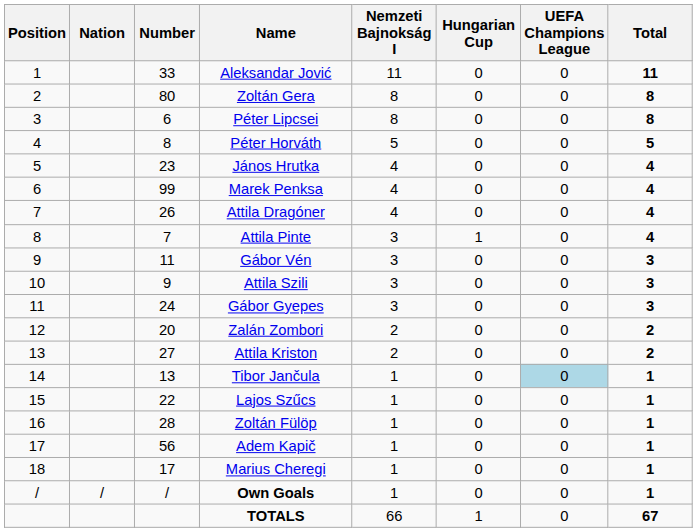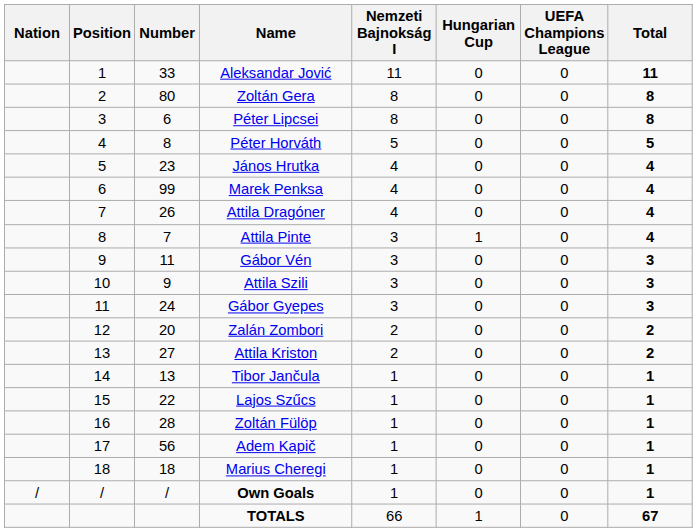columns swapped: (37, 33) <-> (102, 33)
(564, 376) lightblue background -> (564, 376) no background
(167, 469) 17 -> (167, 469) 18
